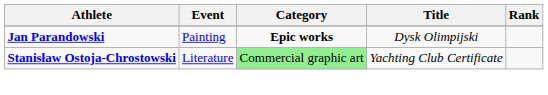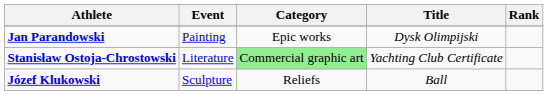(302, 37) bold -> (302, 37) normal
+ row: (54, 80)
